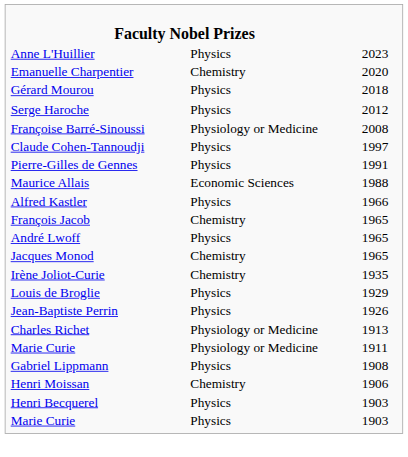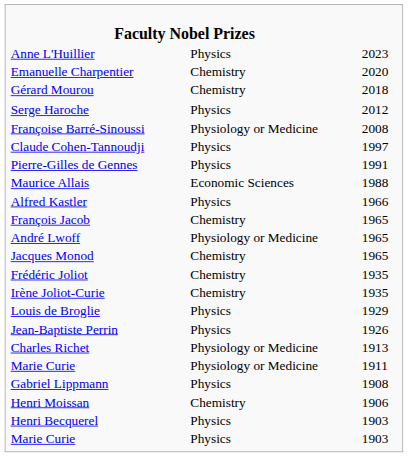(211, 90) Physics -> (218, 90) Chemistry
(211, 238) Physics -> (254, 238) Physiology or Medicine
+ row: (49, 274)
